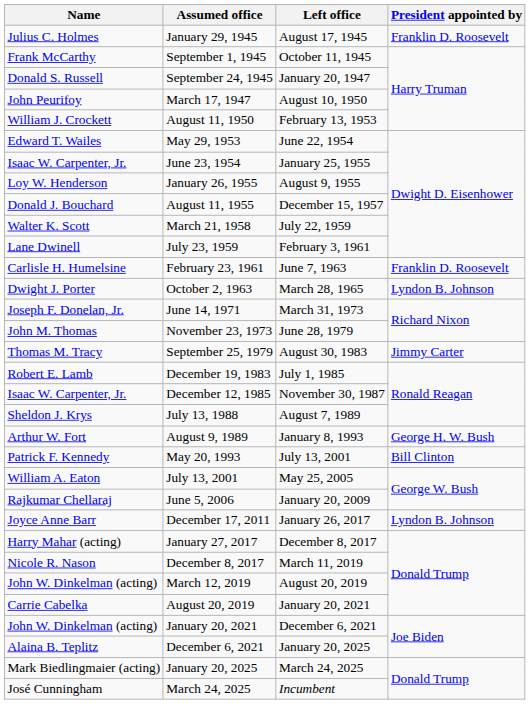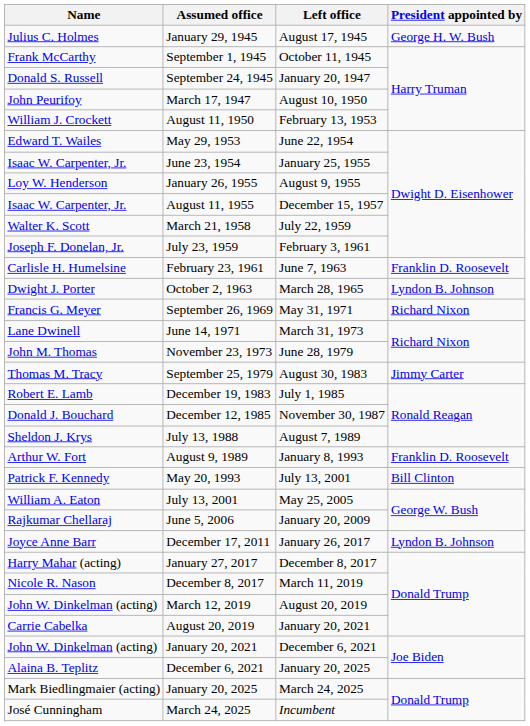(450, 36) Franklin D. Roosevelt -> (443, 36) George H. W. Bush
(60, 204) Donald J. Bouchard -> (67, 204) Isaac W. Carpenter, Jr.
(44, 246) Lane Dwinell -> (66, 246) Joseph F. Donelan, Jr.
+ row: (220, 309)
(66, 309) Joseph F. Donelan, Jr. -> (44, 330) Lane Dwinell
(67, 394) Isaac W. Carpenter, Jr. -> (60, 415) Donald J. Bouchard
(443, 436) George H. W. Bush -> (450, 457) Franklin D. Roosevelt
